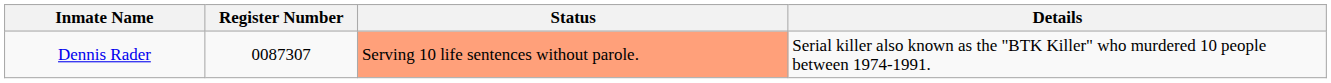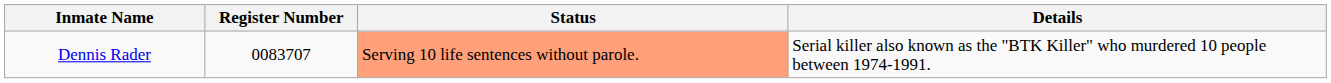(281, 54) 0087307 -> (281, 54) 0083707
